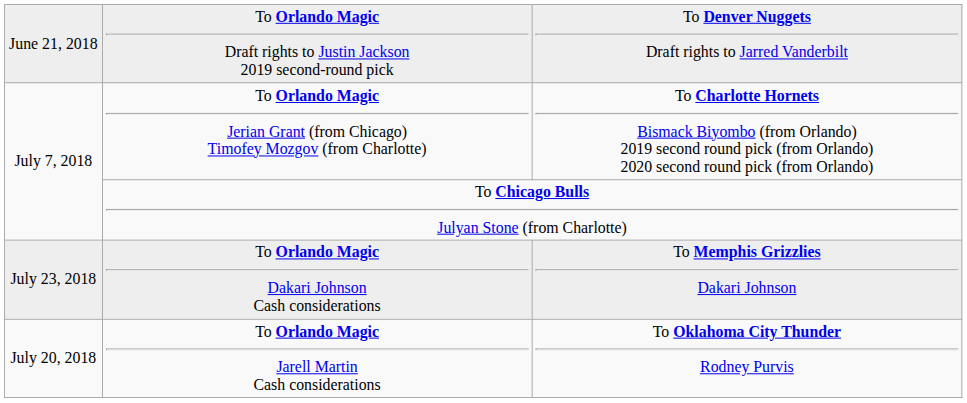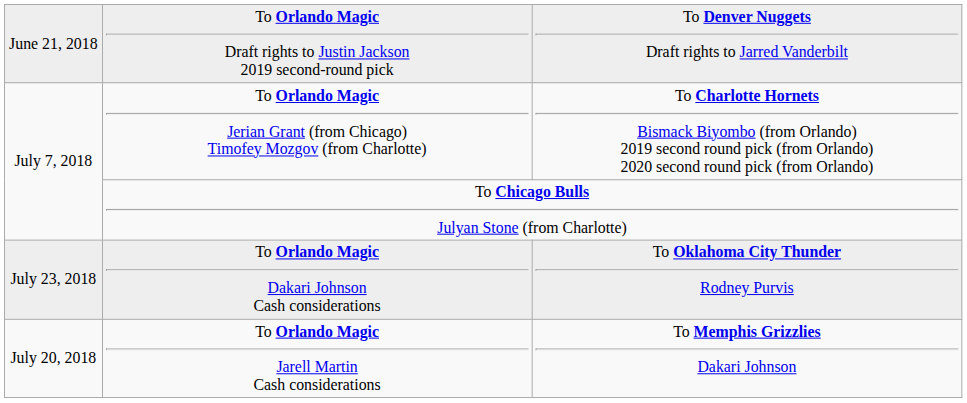(747, 270) To Memphis Grizzlies Dakari Johnson -> (747, 270) To Oklahoma City Thunder Rodney Purvis
(747, 349) To Oklahoma City Thunder Rodney Purvis -> (747, 349) To Memphis Grizzlies Dakari Johnson
